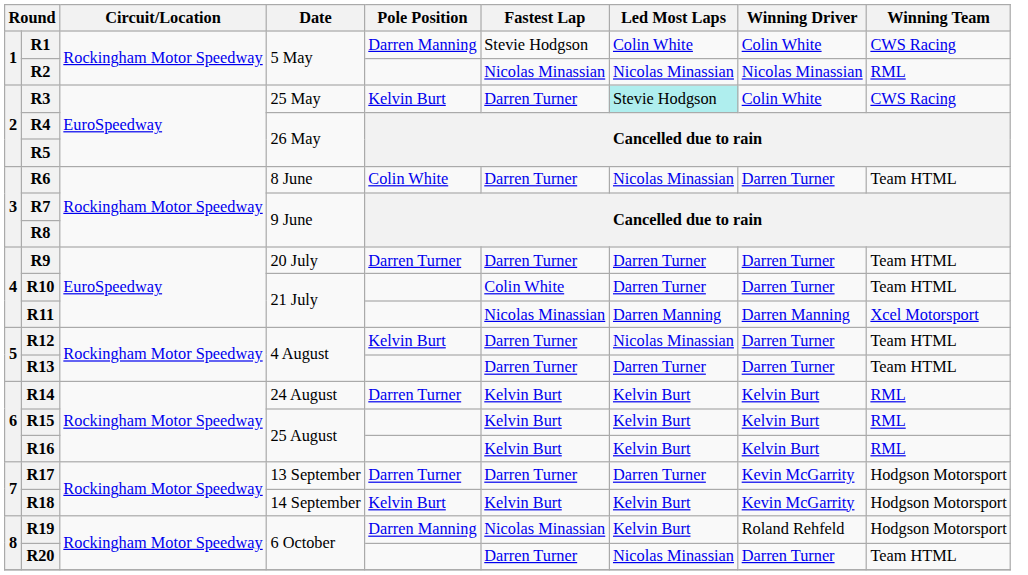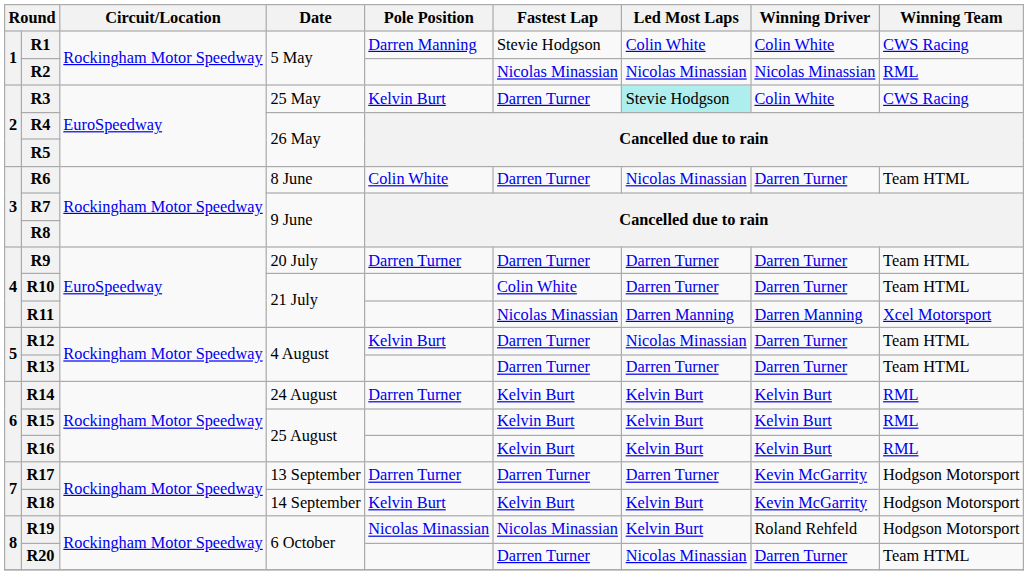(422, 529) Darren Manning -> (429, 529) Nicolas Minassian
